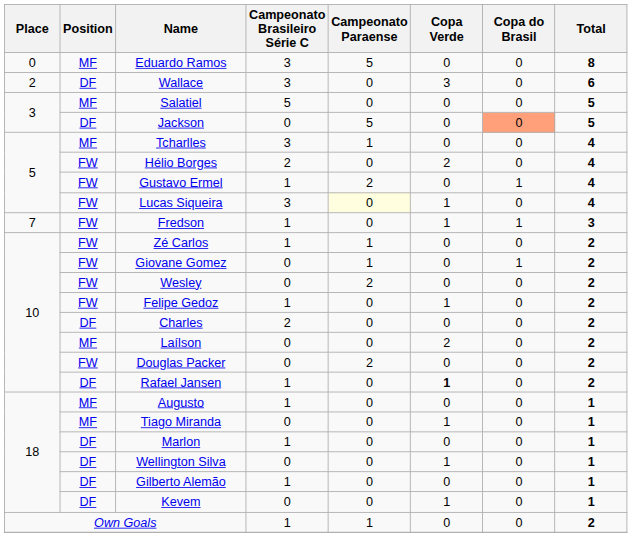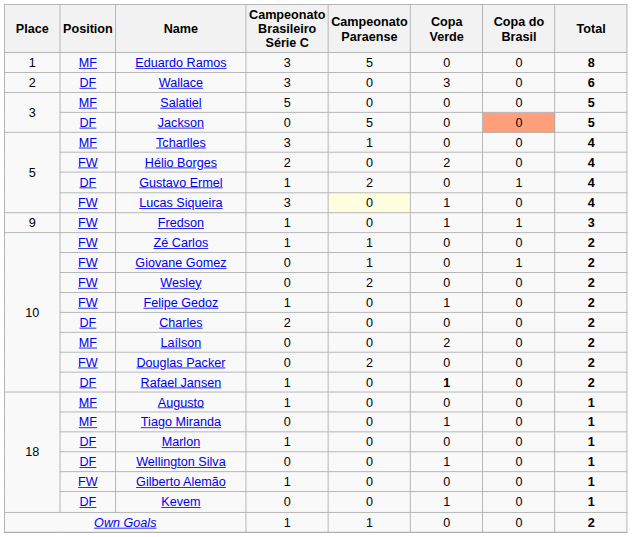(32, 63) 0 -> (32, 63) 1
(88, 183) FW -> (88, 183) DF
(32, 223) 7 -> (32, 223) 9
(88, 482) DF -> (88, 482) FW
